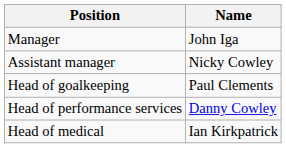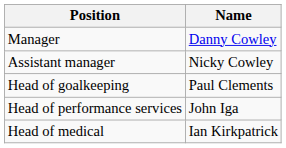(214, 39) John Iga -> (233, 39) Danny Cowley
(233, 108) Danny Cowley -> (214, 108) John Iga
